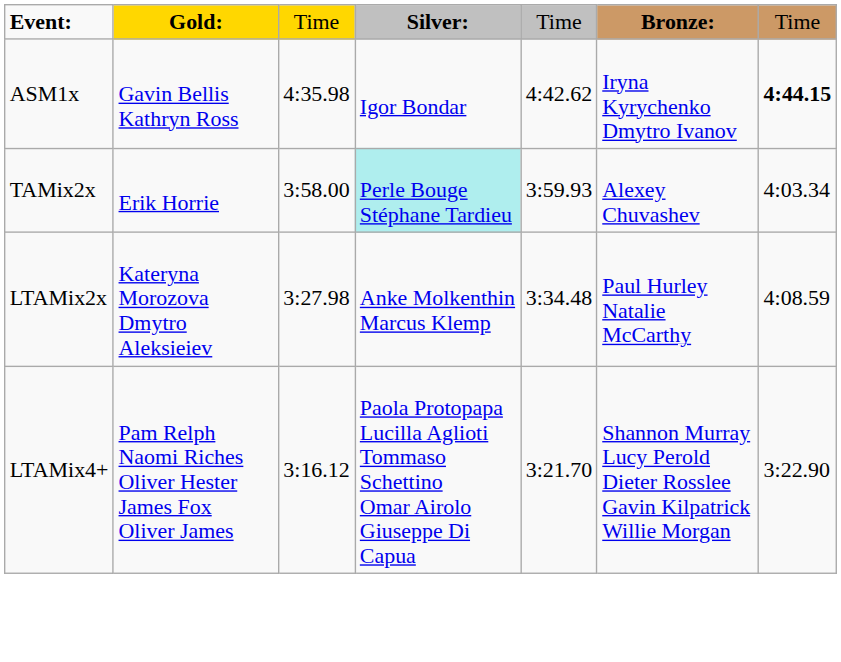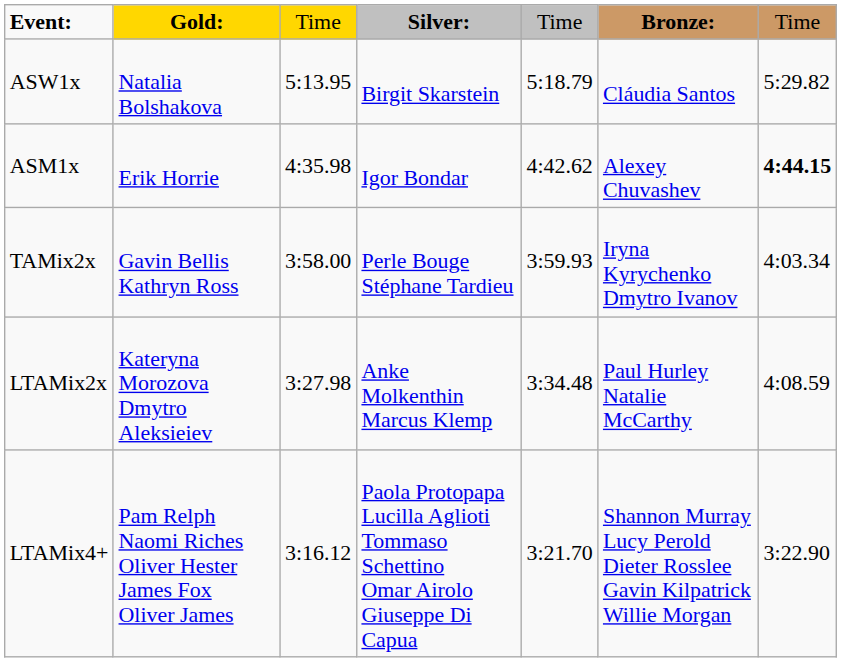+ row: (45, 81)
(179, 105) Gavin Bellis Kathryn Ross -> (169, 177) Erik Horrie
(670, 105) Iryna Kyrychenko Dmytro Ivanov -> (652, 177) Alexey Chuvashev
(169, 202) Erik Horrie -> (179, 274) Gavin Bellis Kathryn Ross
(436, 202) paleturquoise background -> (437, 274) no background
(651, 202) Alexey Chuvashev -> (670, 274) Iryna Kyrychenko Dmytro Ivanov
